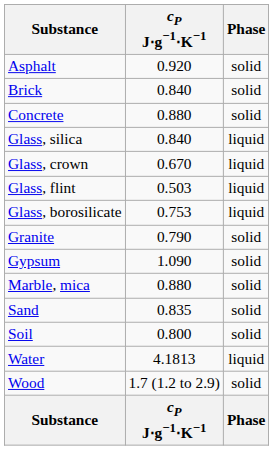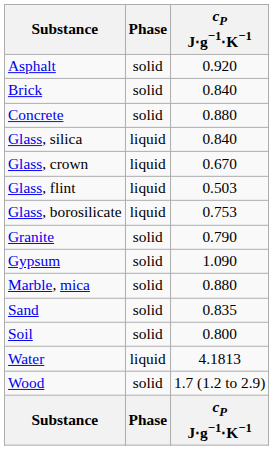columns swapped: (246, 29) <-> (174, 29)
